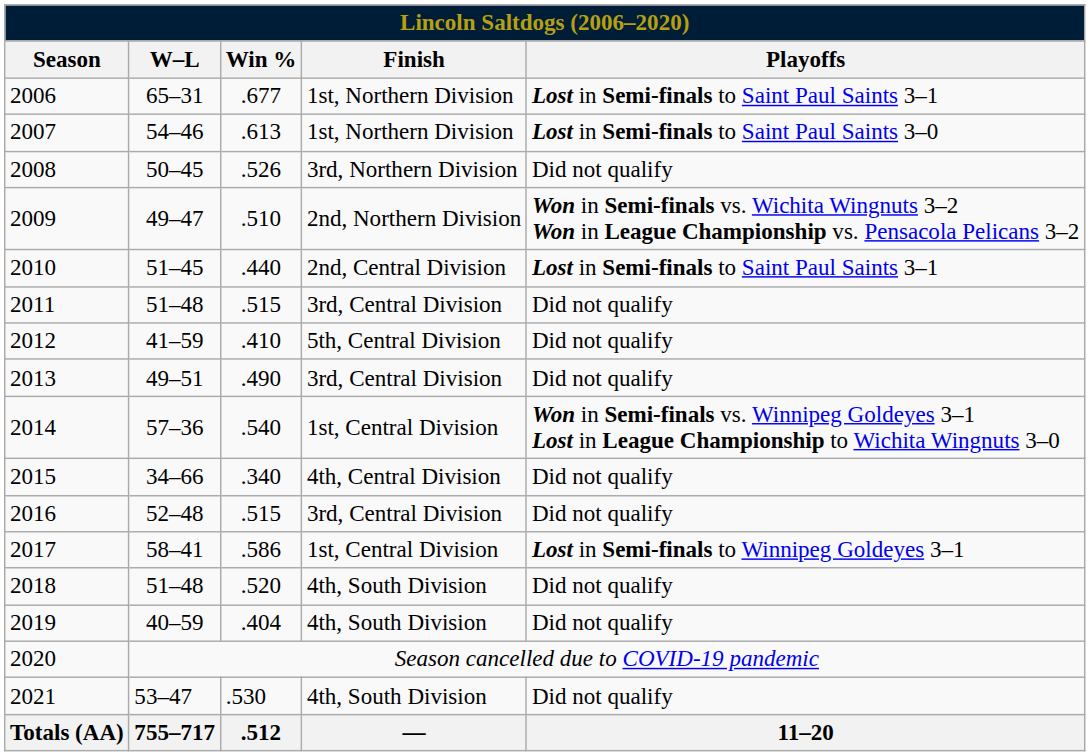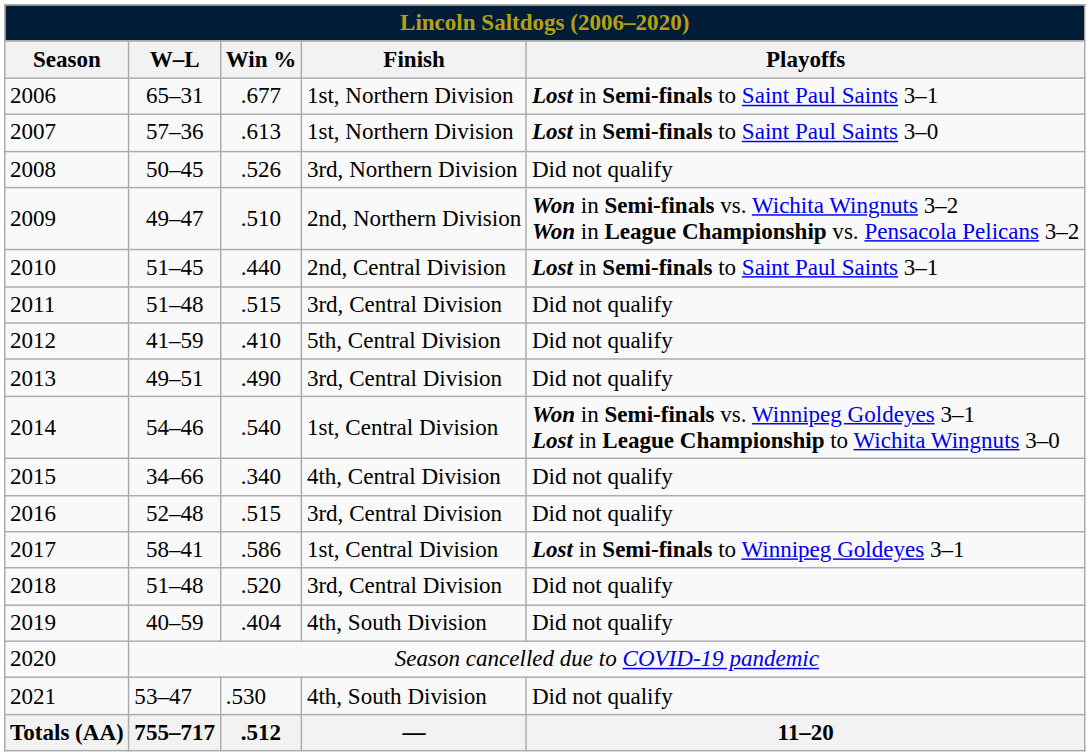(175, 132) 54–46 -> (175, 132) 57–36
(175, 427) 57–36 -> (175, 427) 54–46
(397, 586) 4th, South Division -> (404, 586) 3rd, Central Division
